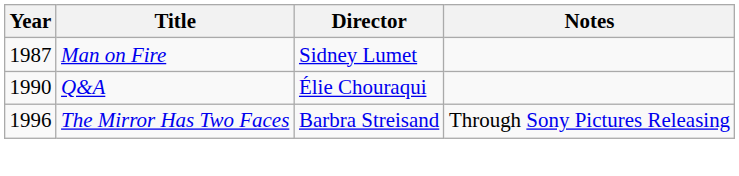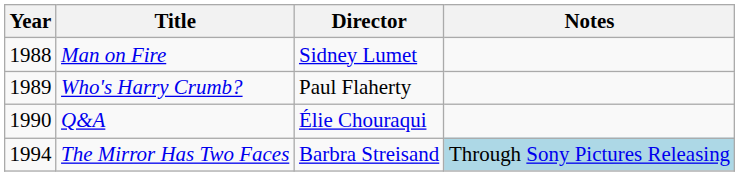(30, 54) 1987 -> (30, 54) 1988
+ row: (152, 87)
(30, 120) 1996 -> (30, 154) 1994
(590, 120) no background -> (590, 154) lightblue background
